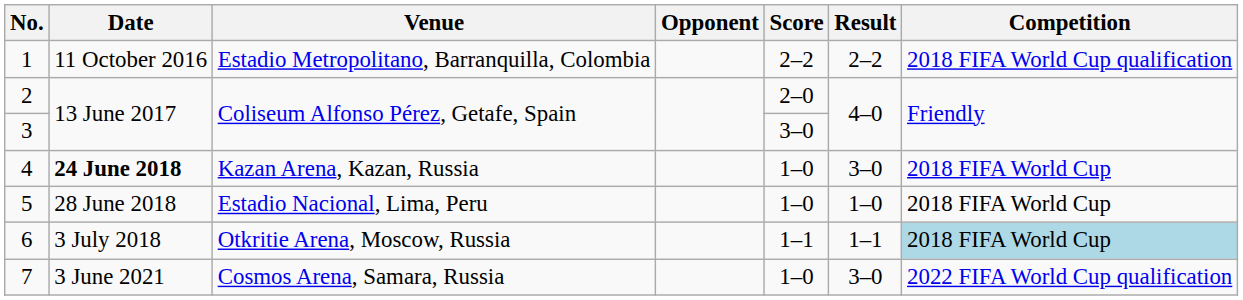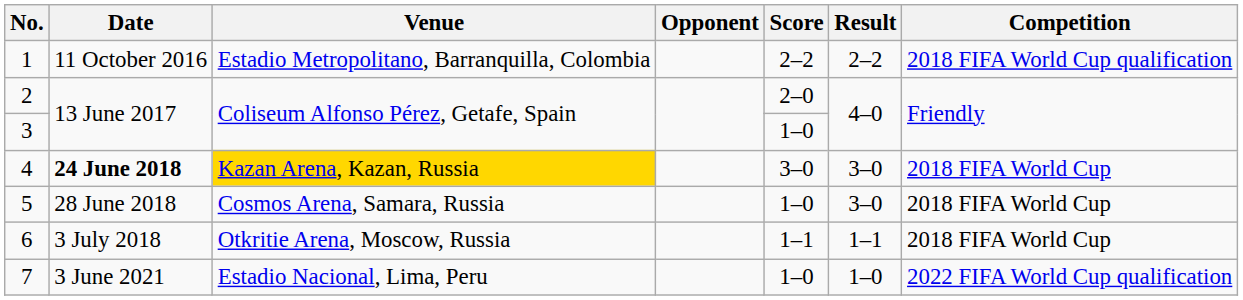(797, 131) 3–0 -> (797, 131) 1–0
(348, 167) no background -> (348, 167) gold background
(797, 167) 1–0 -> (797, 167) 3–0
(353, 204) Estadio Nacional, Lima, Peru -> (361, 204) Cosmos Arena, Samara, Russia
(865, 204) 1–0 -> (865, 204) 3–0
(1009, 240) lightblue background -> (1009, 240) no background
(361, 276) Cosmos Arena, Samara, Russia -> (353, 276) Estadio Nacional, Lima, Peru
(865, 276) 3–0 -> (865, 276) 1–0
